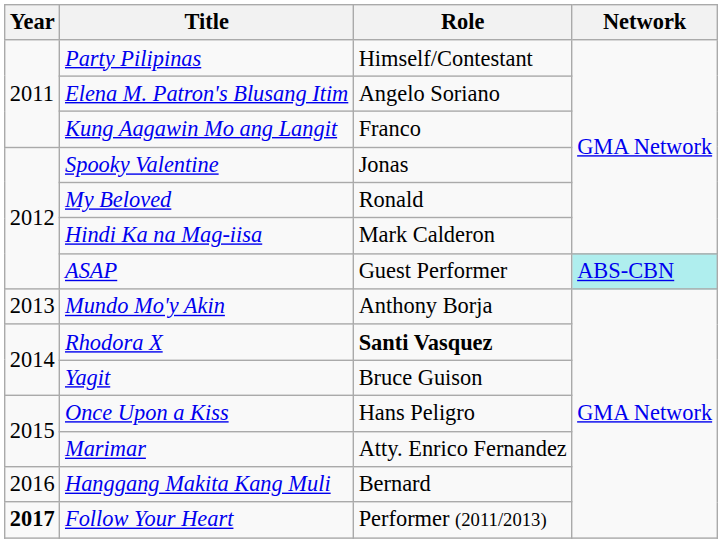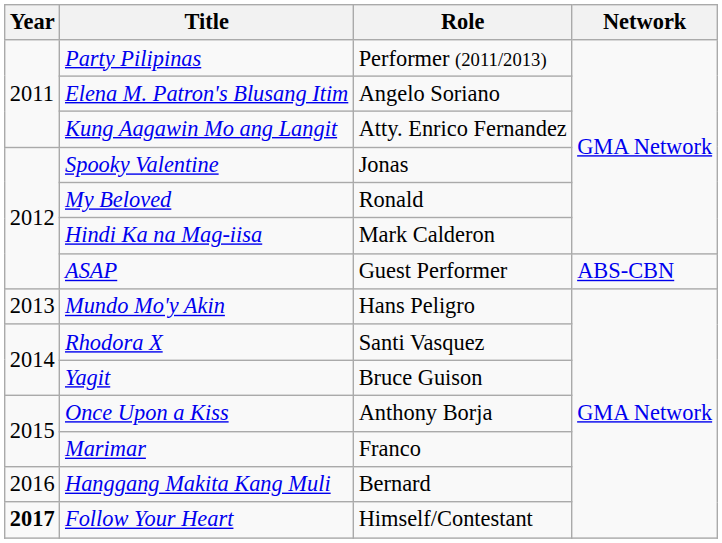(446, 57) Himself/Contestant -> (453, 57) Performer (2011/2013)
(390, 128) Franco -> (463, 128) Atty. Enrico Fernandez
(626, 270) paleturquoise background -> (626, 270) no background
(426, 306) Anthony Borja -> (417, 306) Hans Peligro
(426, 341) bold -> (422, 341) normal
(417, 413) Hans Peligro -> (426, 413) Anthony Borja
(463, 448) Atty. Enrico Fernandez -> (390, 448) Franco
(453, 519) Performer (2011/2013) -> (446, 519) Himself/Contestant
